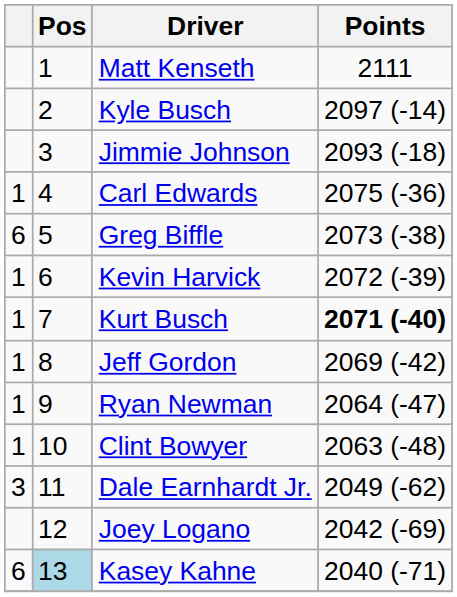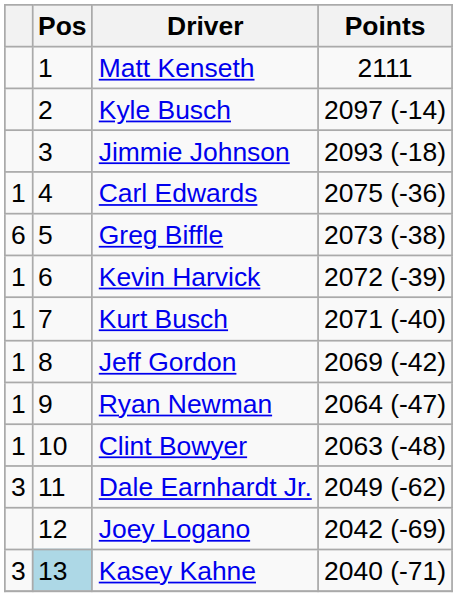(385, 319) bold -> (385, 319) normal
(18, 570) 6 -> (18, 570) 3
